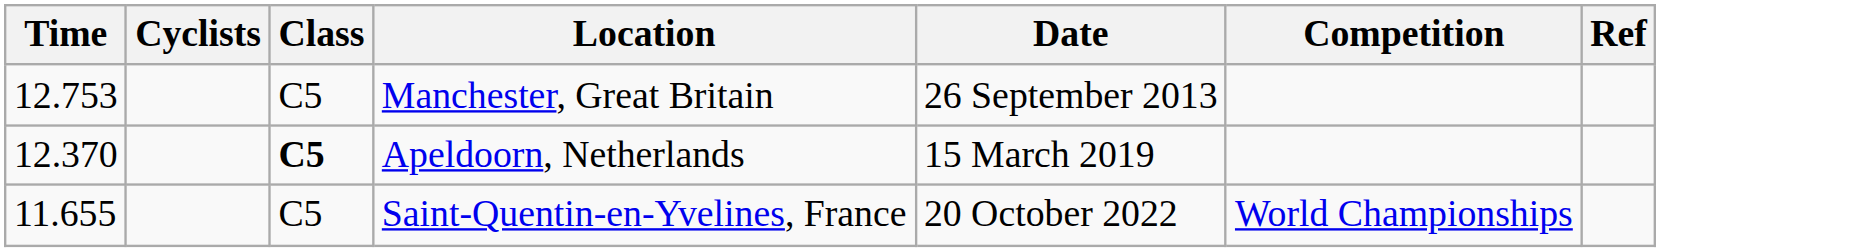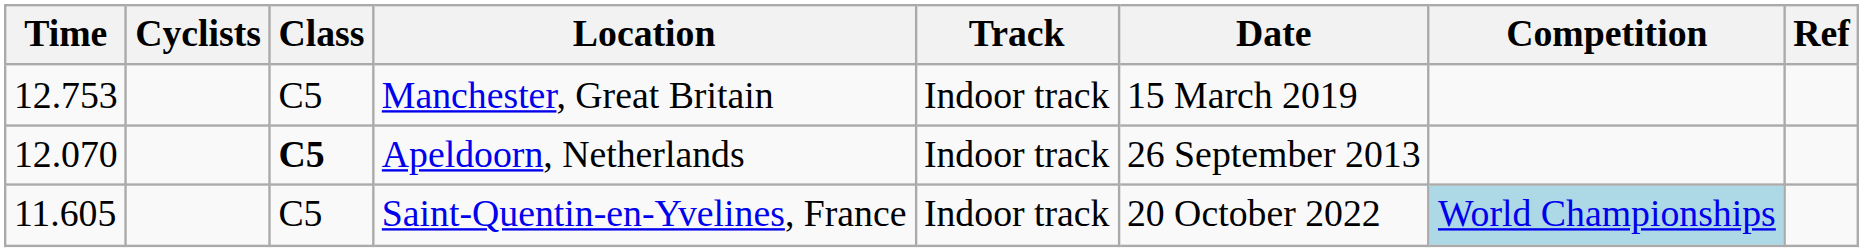+ column: (1017, 34)
(1071, 94) 26 September 2013 -> (1242, 94) 15 March 2019
(66, 154) 12.370 -> (66, 154) 12.070
(1039, 154) 15 March 2019 -> (1274, 154) 26 September 2013
(65, 214) 11.655 -> (65, 214) 11.605
(1404, 214) no background -> (1607, 214) lightblue background
